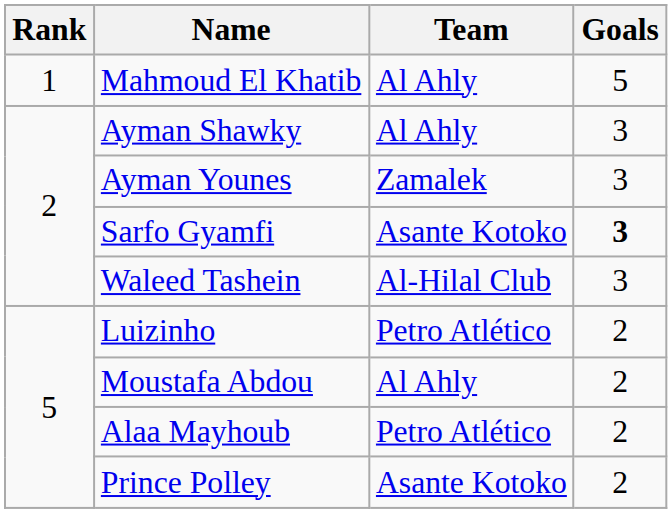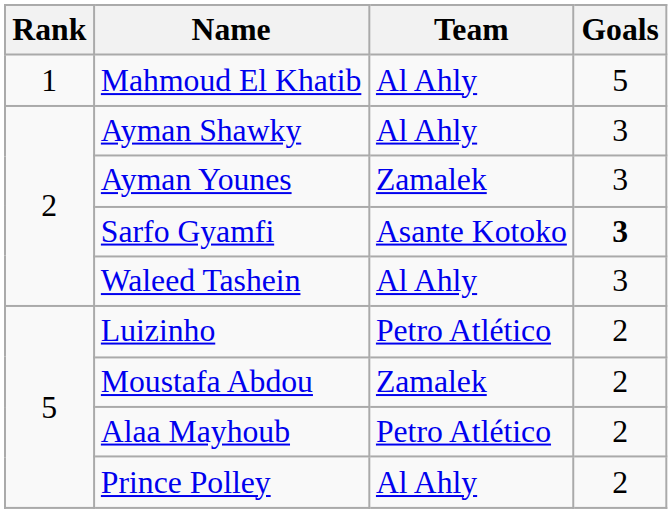(463, 280) Al-Hilal Club -> (427, 280) Al Ahly
(427, 381) Al Ahly -> (431, 381) Zamalek
(471, 481) Asante Kotoko -> (427, 481) Al Ahly
